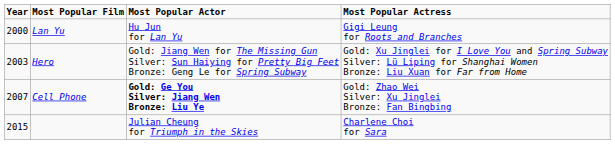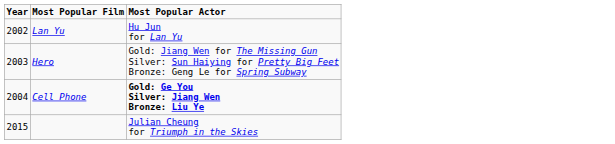- column: (397, 12)
(17, 31) 2000 -> (17, 31) 2002
(17, 97) 2007 -> (17, 97) 2004
